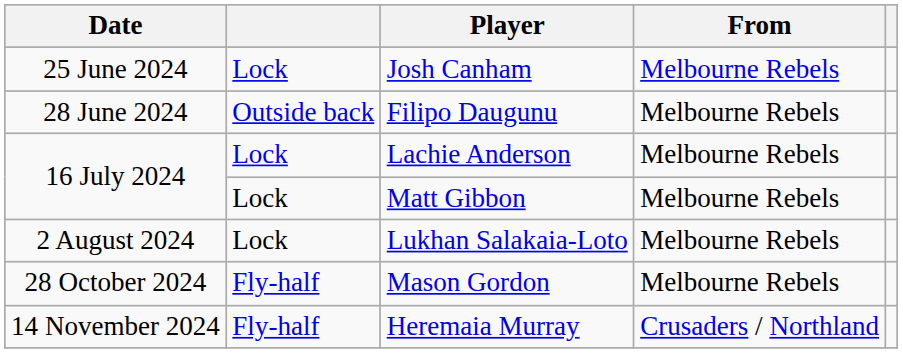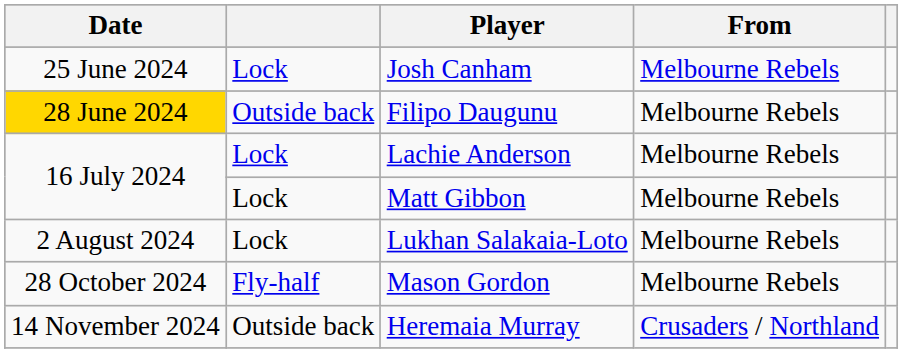(115, 111) no background -> (115, 111) gold background
(276, 326) Fly-half -> (303, 326) Outside back
